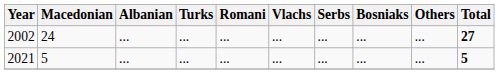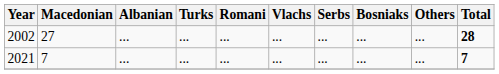(48, 36) 24 -> (48, 36) 27
(468, 36) 27 -> (468, 36) 28
(44, 58) 5 -> (44, 58) 7
(464, 58) 5 -> (464, 58) 7
